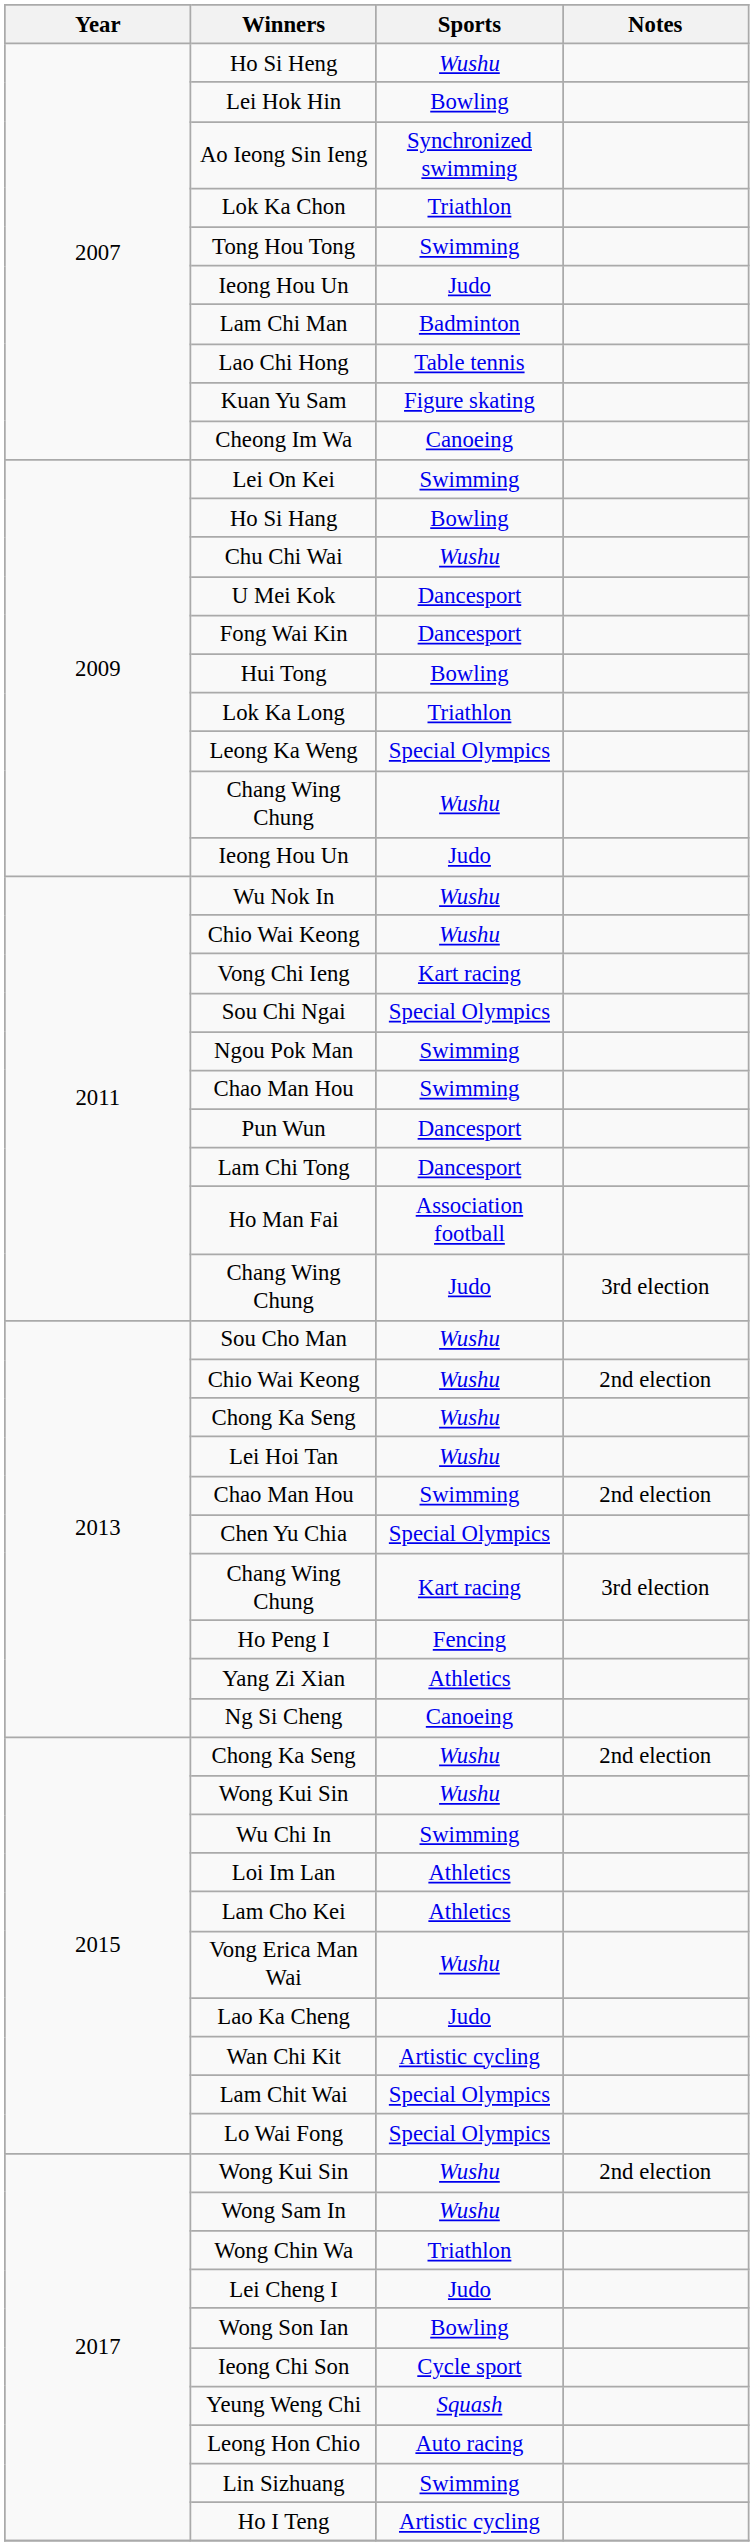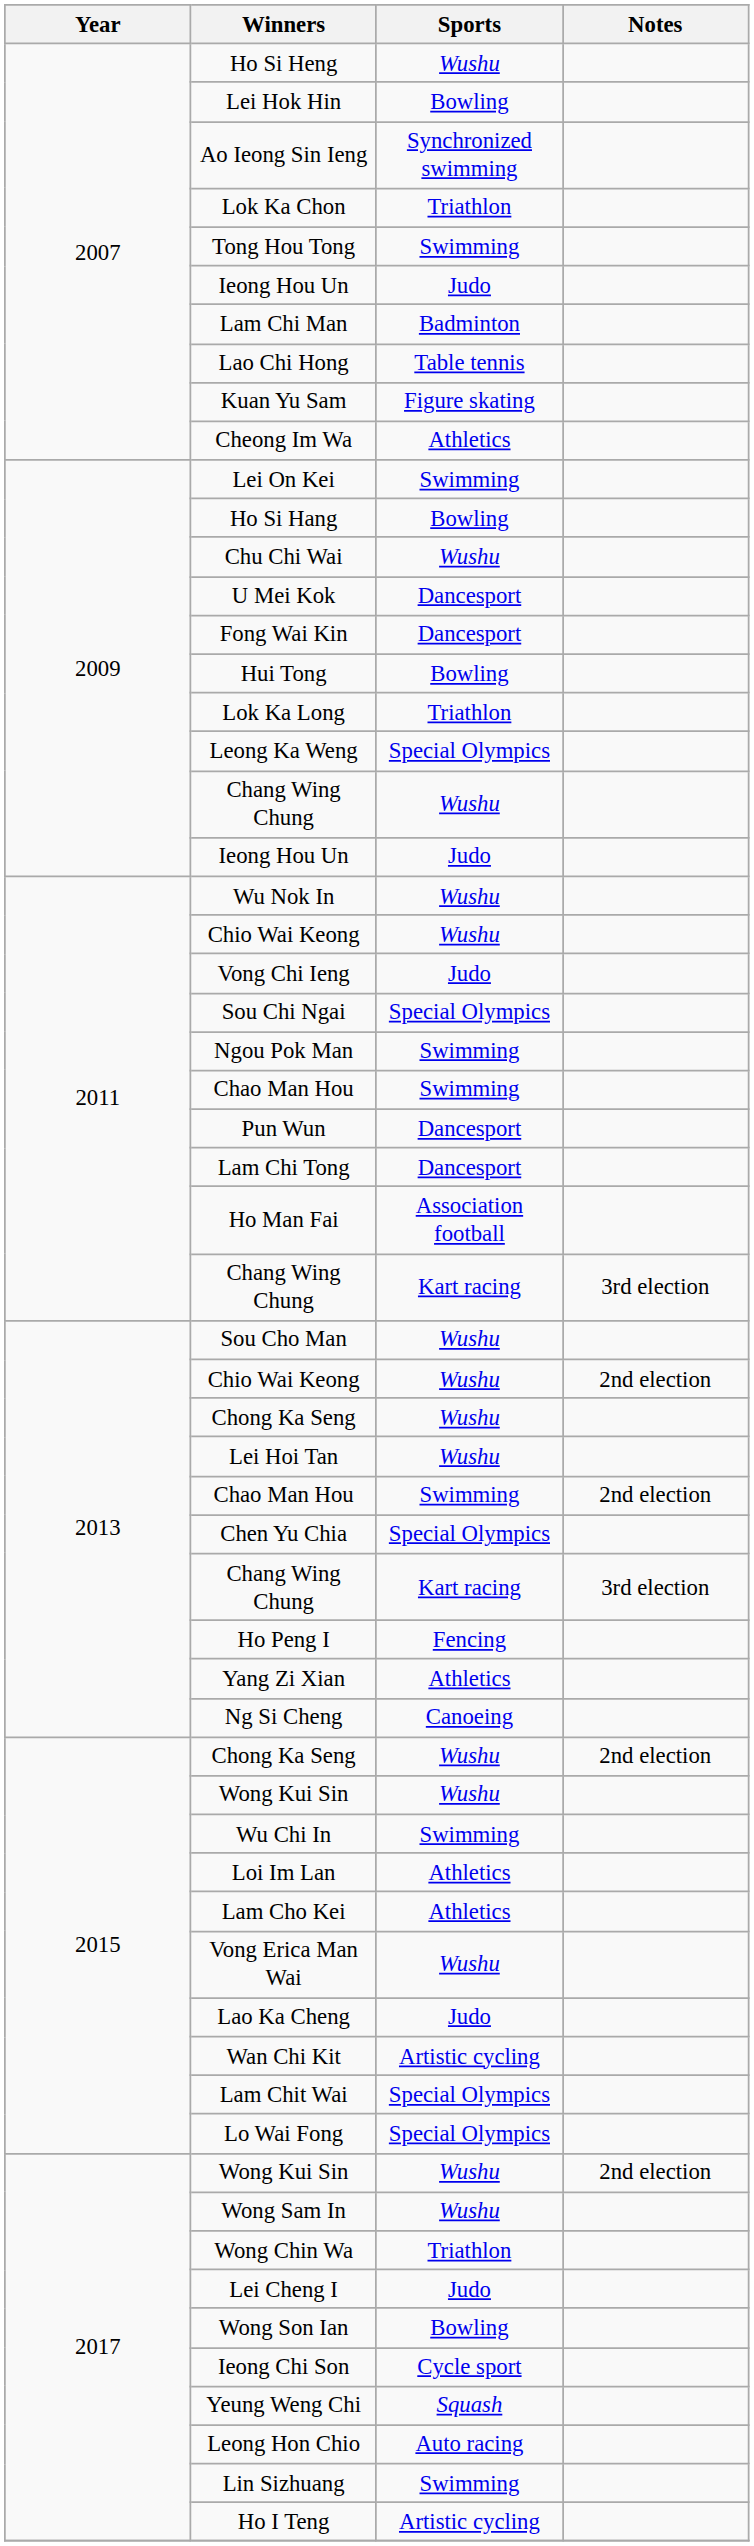(469, 440) Canoeing -> (469, 440) Athletics
(469, 972) Kart racing -> (469, 972) Judo
(469, 1286) Judo -> (469, 1286) Kart racing
